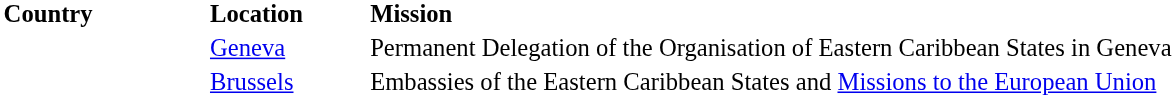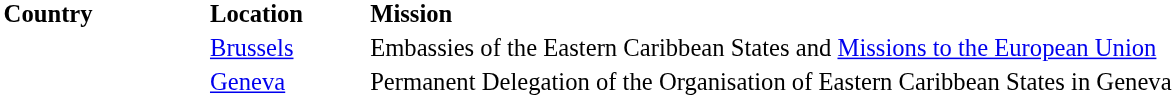rows swapped: (252, 81) <-> (248, 48)
